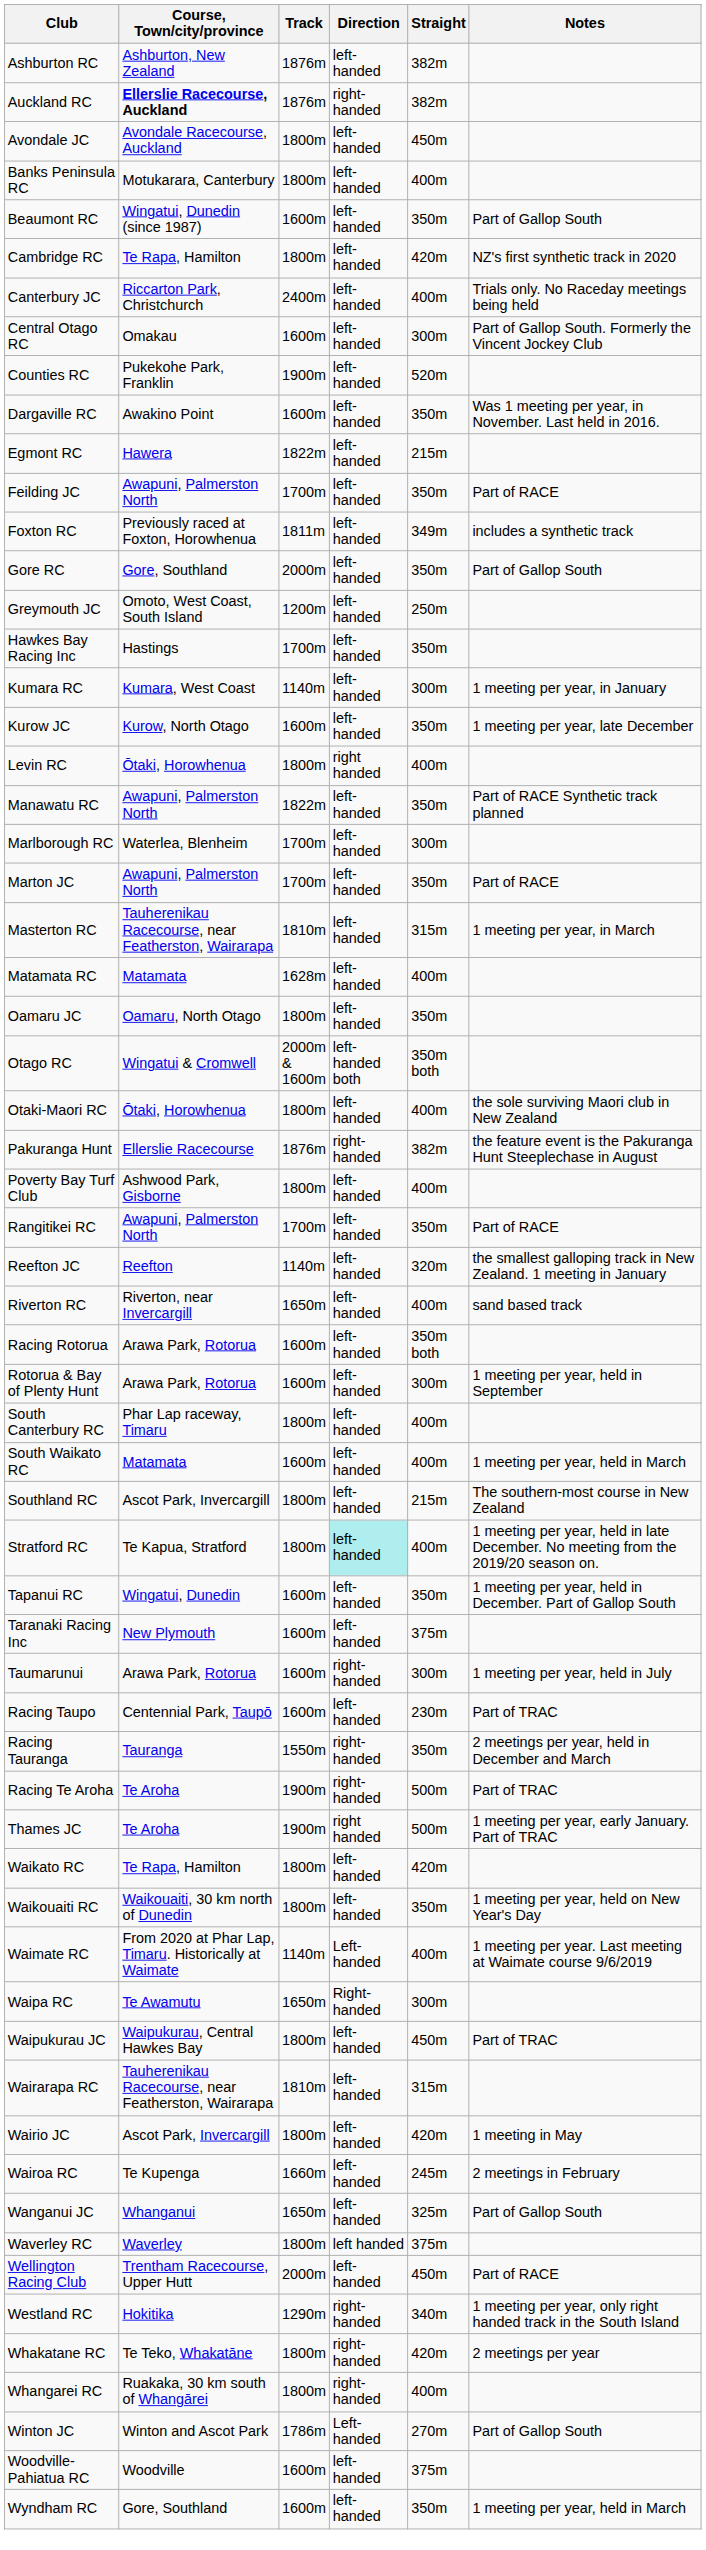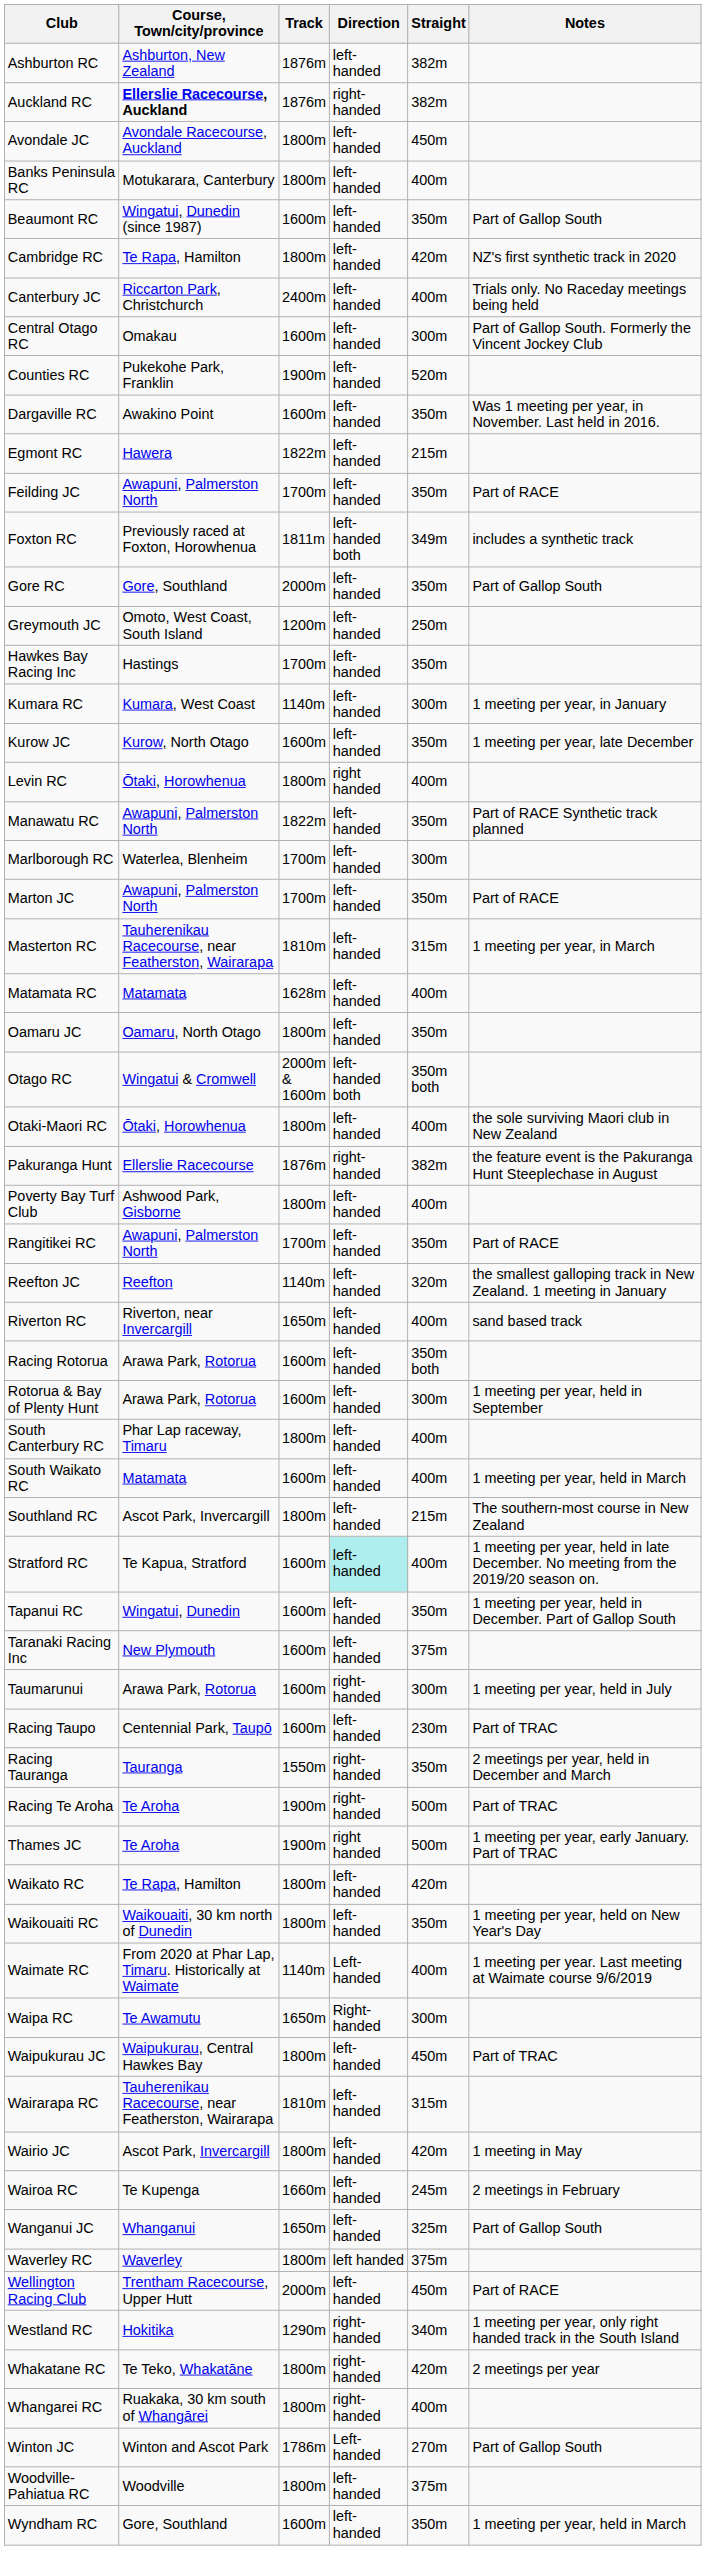(357, 531) left-handed -> (357, 539) left-handed both
(304, 1547) 1800m -> (304, 1564) 1600m
(304, 2470) 1600m -> (304, 2486) 1800m
